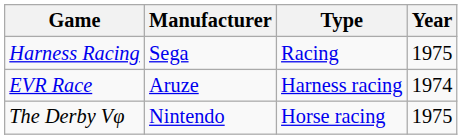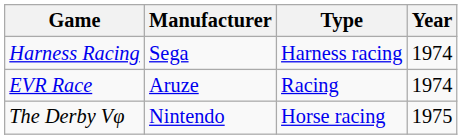(310, 52) Racing -> (342, 52) Harness racing
(432, 52) 1975 -> (432, 52) 1974
(342, 85) Harness racing -> (310, 85) Racing
